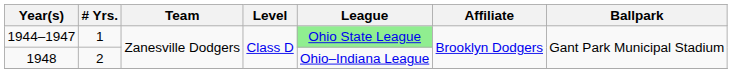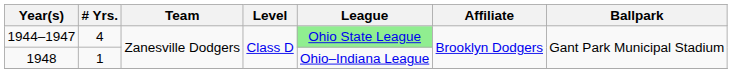(100, 37) 1 -> (100, 37) 4
(100, 58) 2 -> (100, 58) 1
